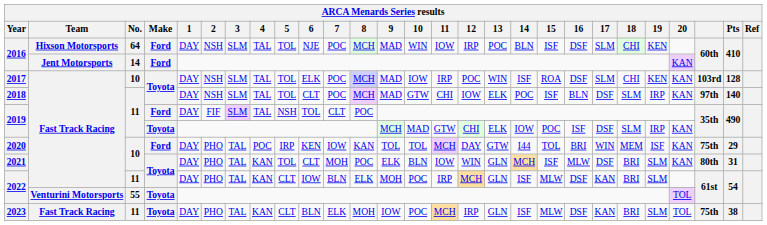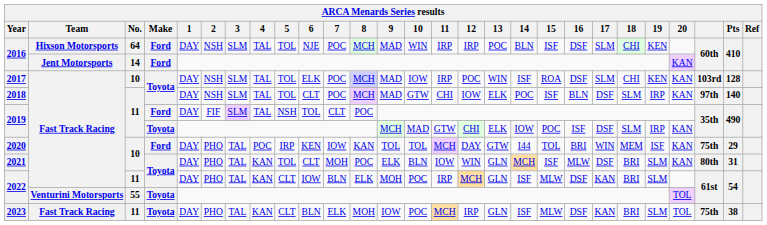(445, 46) IOW -> (445, 46) IRP
